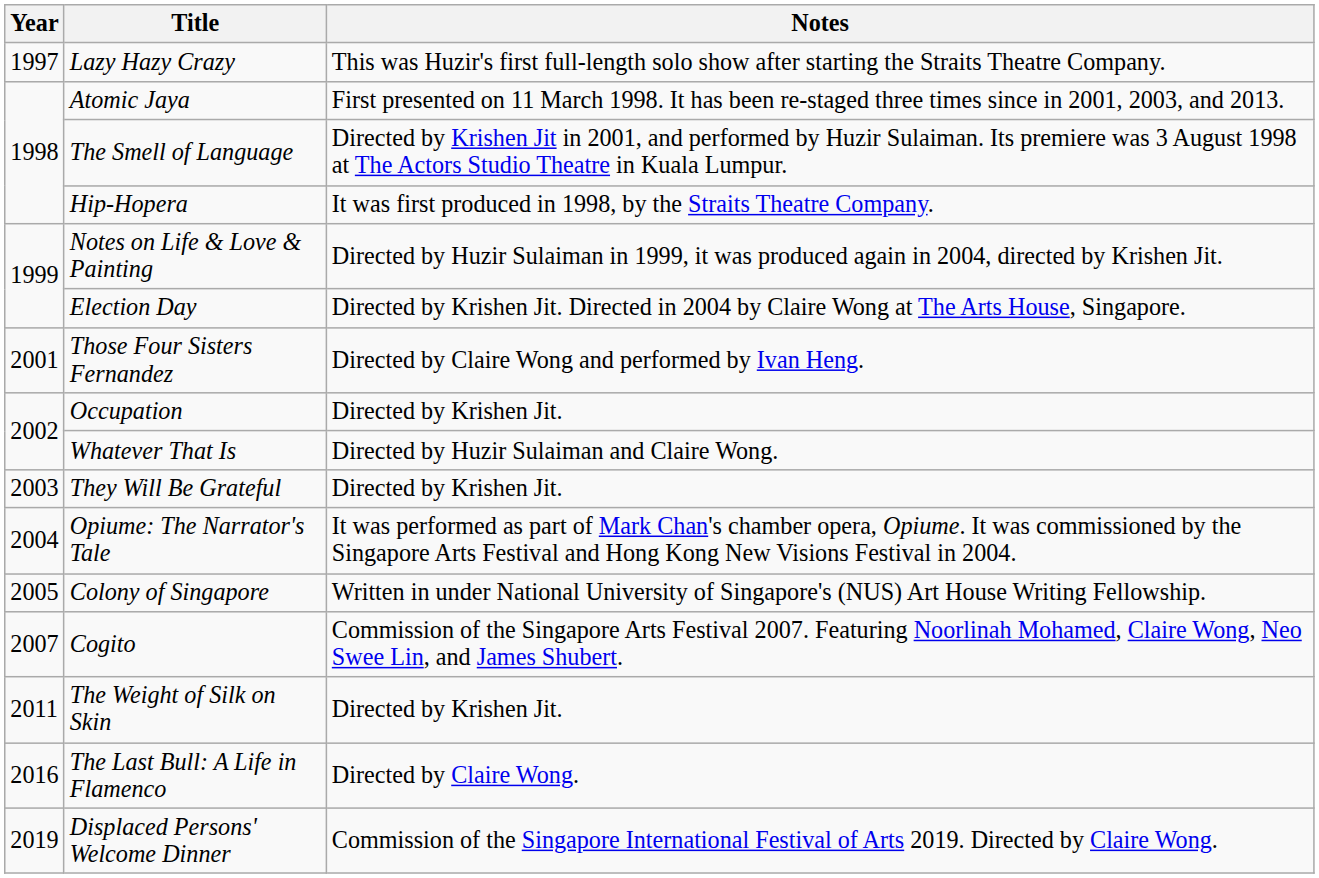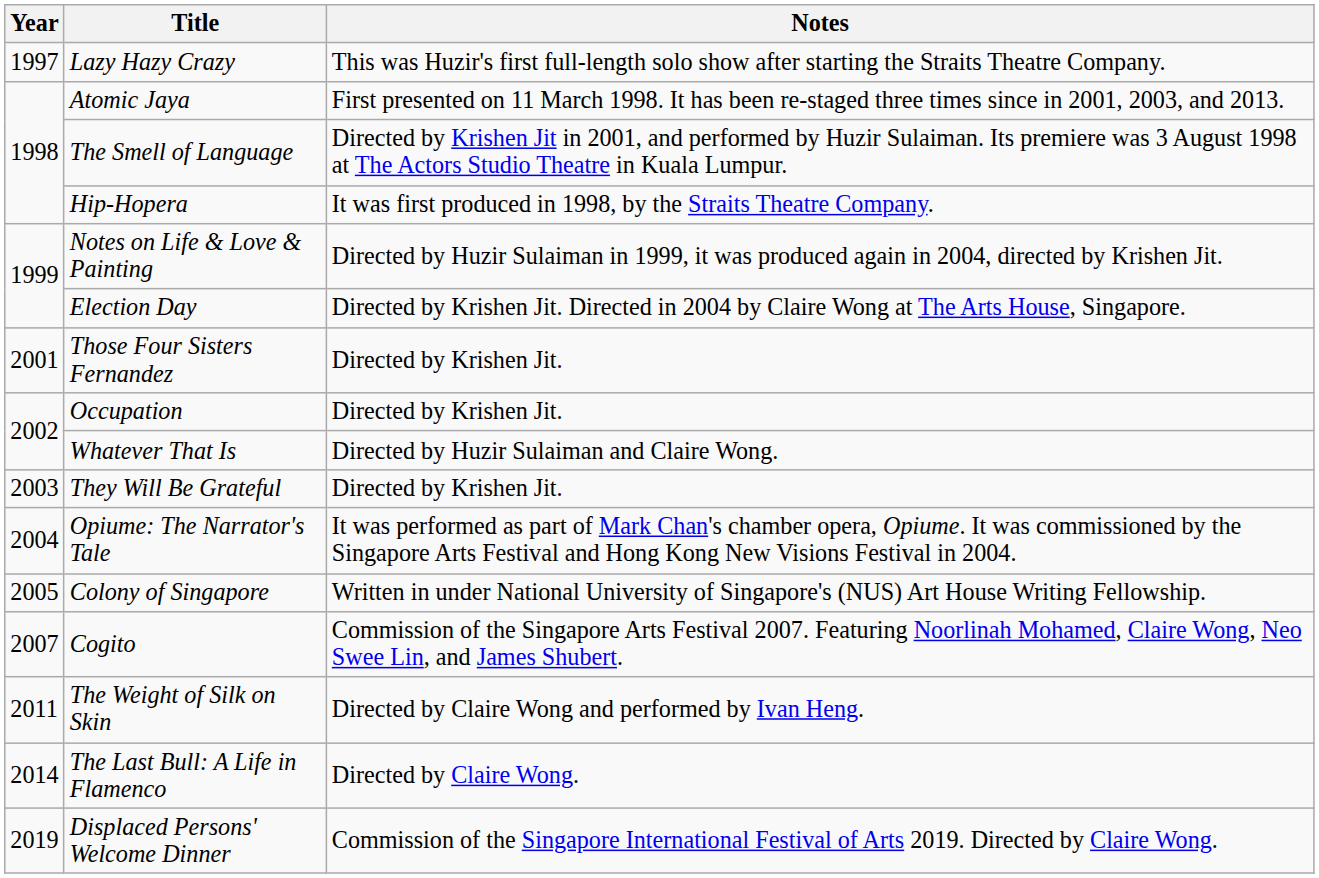(598, 359) Directed by Claire Wong and performed by Ivan Heng. -> (447, 359) Directed by Krishen Jit.
(447, 709) Directed by Krishen Jit. -> (598, 709) Directed by Claire Wong and performed by Ivan Heng.
(34, 775) 2016 -> (34, 775) 2014
